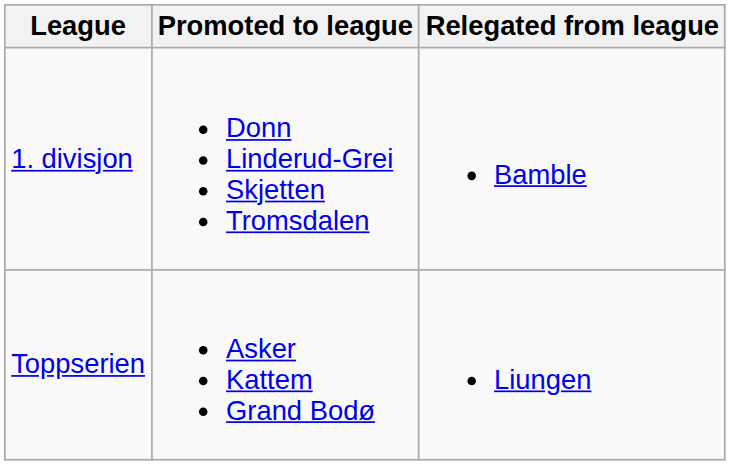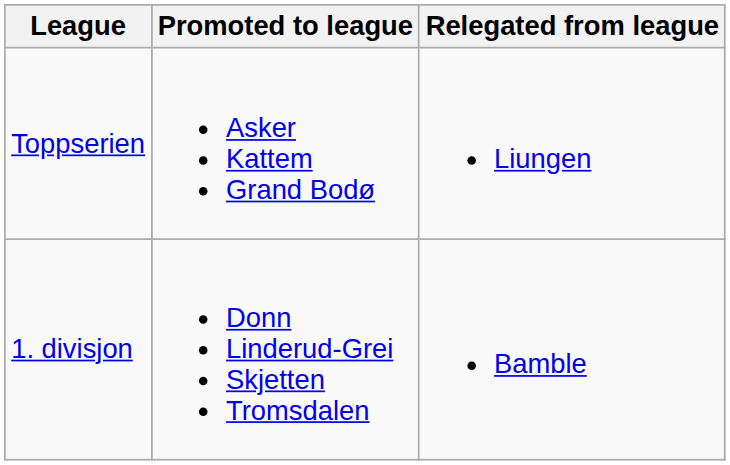rows swapped: (78, 364) <-> (72, 158)
